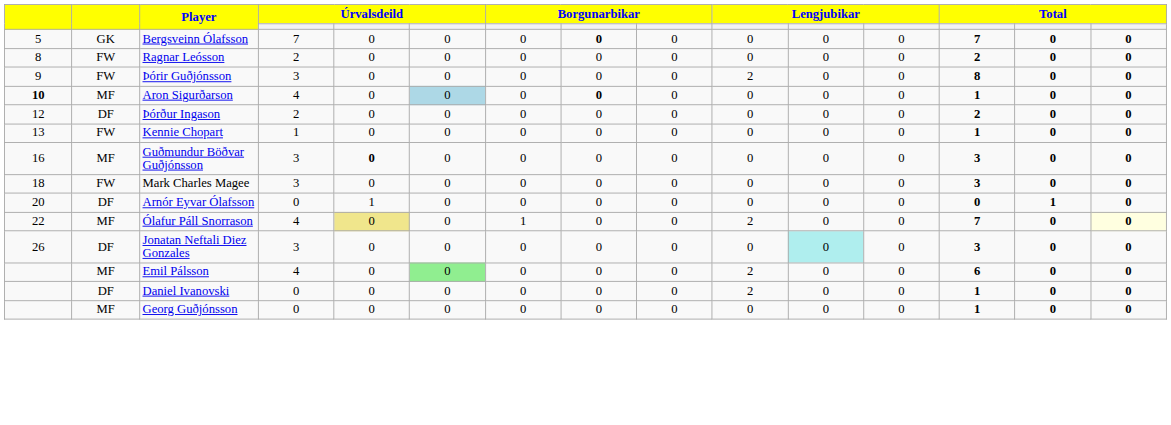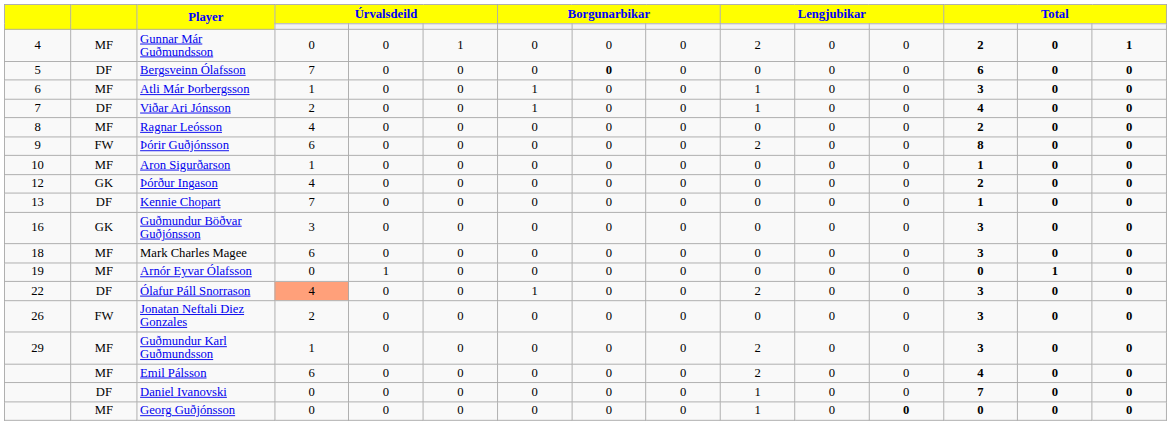+ row: (177, 44)
(106, 38) GK -> (104, 70) DF
(977, 38) 7 -> (981, 70) 6
+ row: (195, 89)
+ row: (185, 107)
(106, 57) FW -> (104, 126) MF
(296, 57) 2 -> (312, 126) 4
(296, 76) 3 -> (312, 145) 6
(38, 95) bold -> (38, 164) normal
(296, 95) 4 -> (312, 164) 1
(447, 95) lightblue background -> (460, 164) no background
(599, 95) bold -> (609, 164) normal
(106, 113) DF -> (104, 183) GK
(296, 113) 2 -> (312, 183) 4
(106, 132) FW -> (104, 202) DF
(296, 132) 1 -> (312, 202) 7
(106, 158) MF -> (104, 227) GK
(372, 158) bold -> (386, 227) normal
(106, 183) FW -> (104, 252) MF
(296, 183) 3 -> (312, 252) 6
(38, 202) 20 -> (38, 271) 19
(106, 202) DF -> (104, 271) MF
(106, 221) MF -> (104, 290) DF
(296, 221) no background -> (312, 290) lightsalmon background
(372, 221) khaki background -> (386, 290) no background
(977, 221) 7 -> (981, 290) 3
(1129, 221) lightyellow background -> (1129, 290) no background
(106, 246) DF -> (104, 315) FW
(296, 246) 3 -> (312, 315) 2
(826, 246) paleturquoise background -> (832, 315) no background
+ row: (183, 347)
(296, 271) 4 -> (312, 372) 6
(447, 271) lightgreen background -> (460, 372) no background
(977, 271) 6 -> (981, 372) 4
(750, 290) 2 -> (758, 391) 1
(977, 290) 1 -> (981, 391) 7
(750, 309) 0 -> (758, 410) 1
(901, 309) normal -> (906, 410) bold
(977, 309) 1 -> (981, 410) 0
